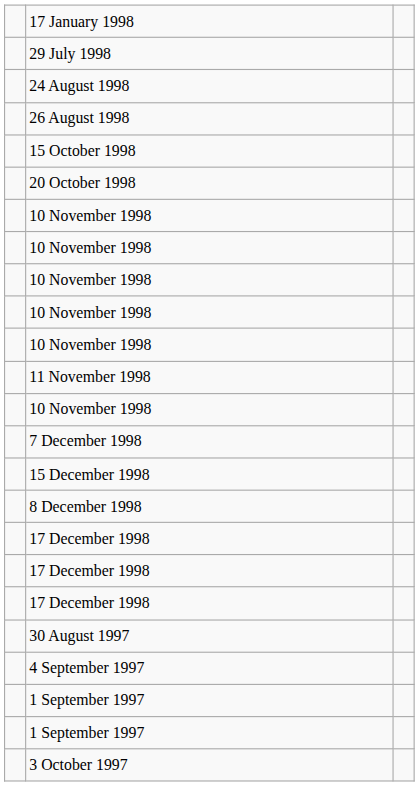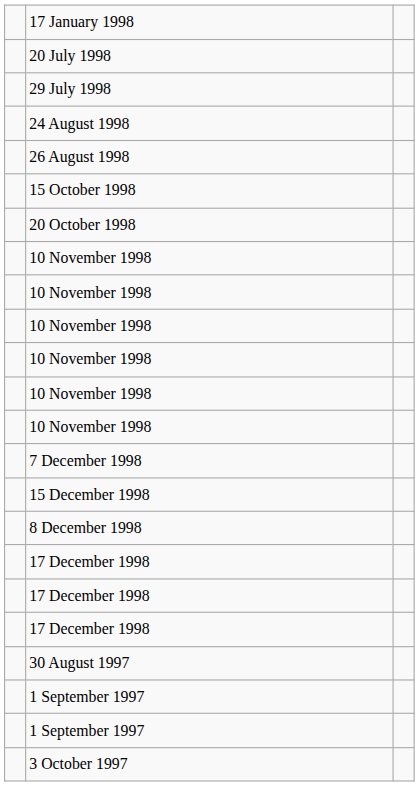+ row: (15, 56)
- row: (15, 377)
- row: (15, 668)
